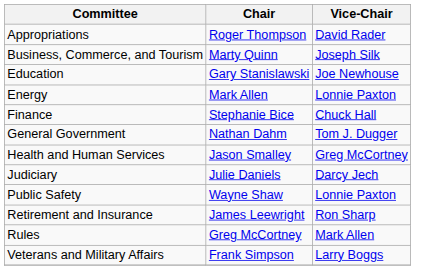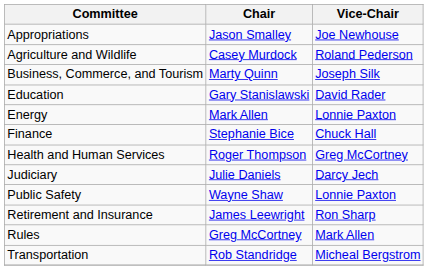(258, 34) Roger Thompson -> (250, 34) Jason Smalley
(350, 34) David Rader -> (357, 34) Joe Newhouse
+ row: (72, 54)
(357, 74) Joe Newhouse -> (350, 94) David Rader
- row: (66, 134)
(250, 154) Jason Smalley -> (258, 154) Roger Thompson
+ row: (48, 255)
- row: (86, 255)
